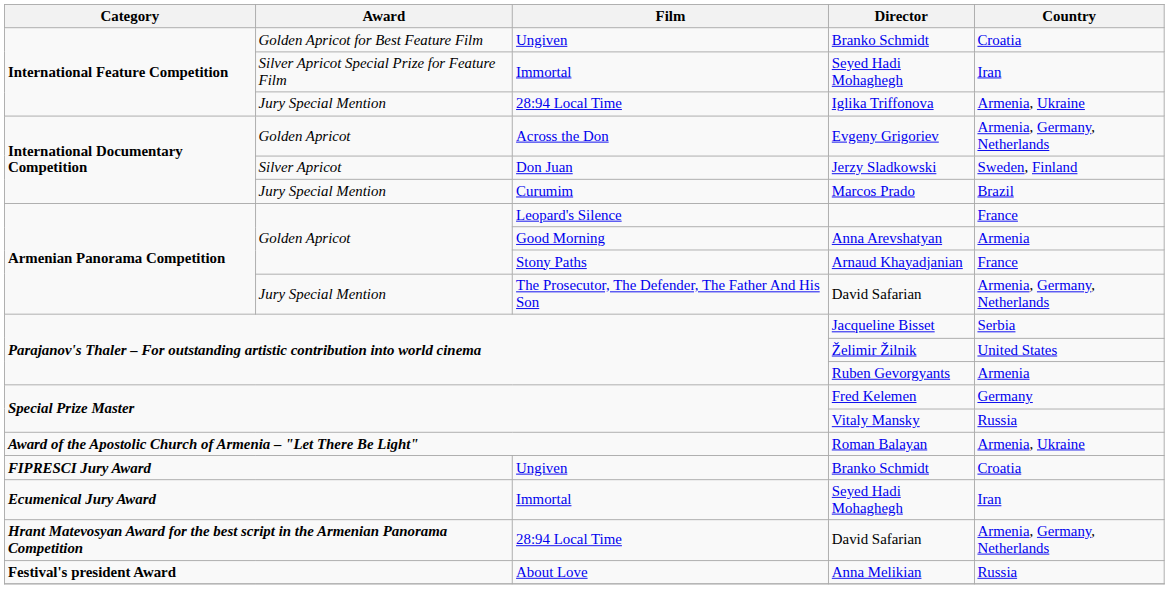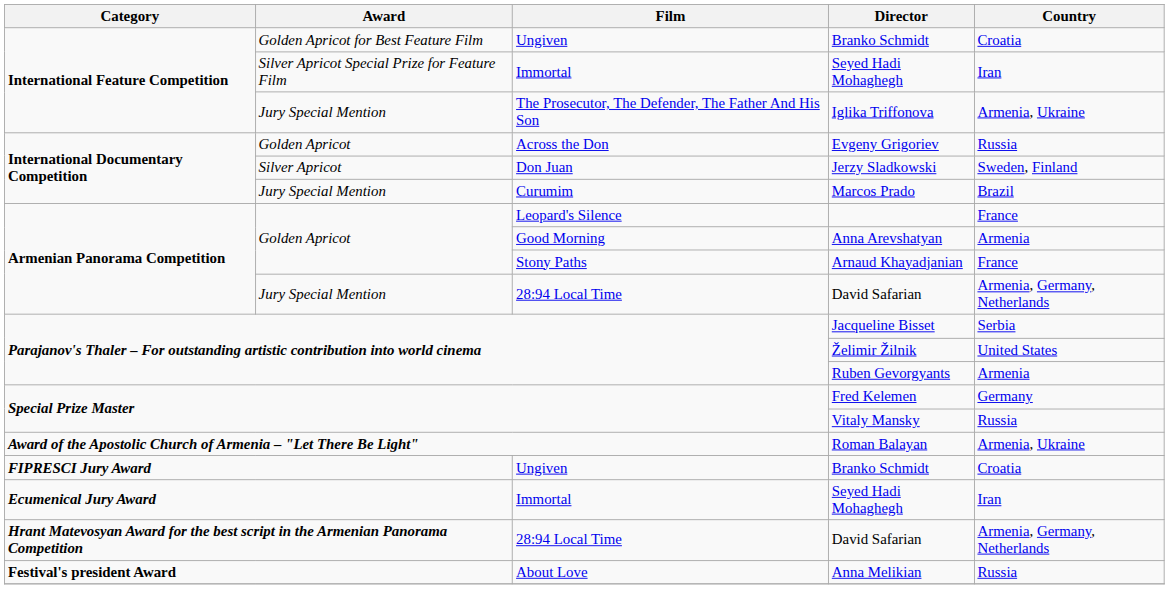(569, 103) 28:94 Local Time -> (668, 112) The Prosecutor, The Defender, The Father And His Son
(1036, 135) Armenia, Germany, Netherlands -> (997, 144) Russia
(668, 294) The Prosecutor, The Defender, The Father And His Son -> (569, 294) 28:94 Local Time
